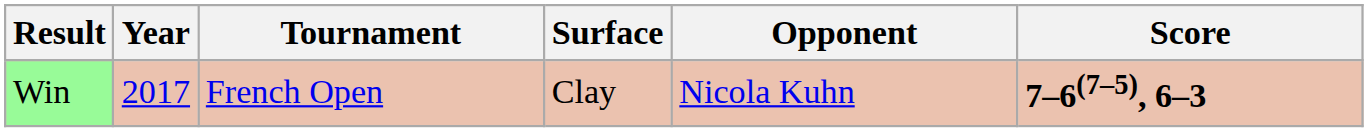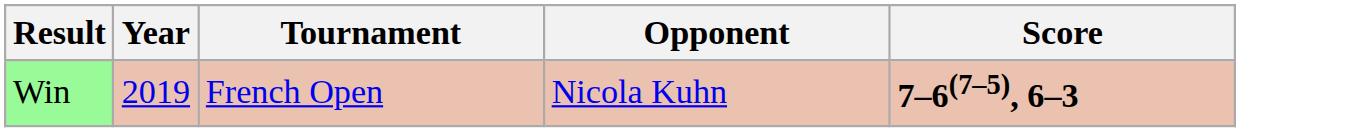- column: (608, 31)
(156, 91) 2017 -> (156, 91) 2019
